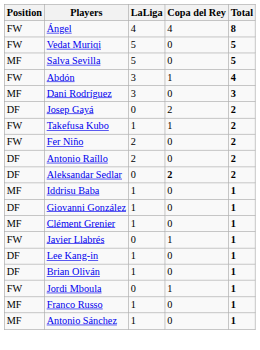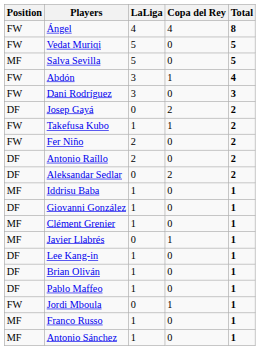(14, 93) MF -> (14, 93) FW
(170, 175) bold -> (170, 175) normal
(14, 239) FW -> (14, 239) MF
+ row: (75, 288)
